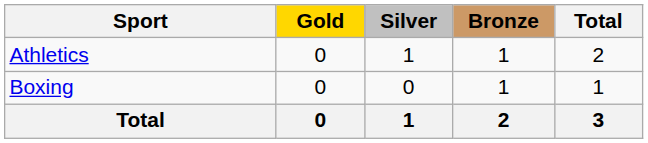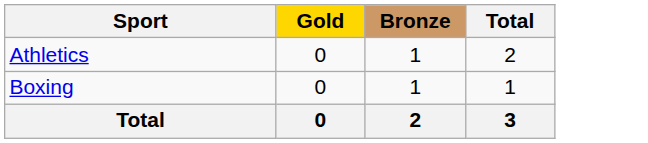- column: (409, 21)
